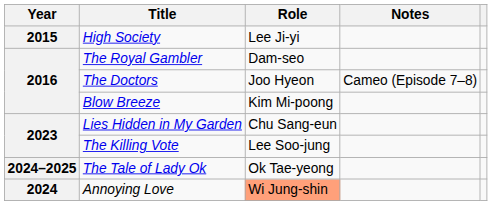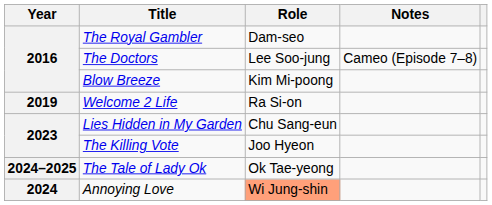- row: (121, 37)
(281, 80) Joo Hyeon -> (289, 59) Lee Soo-jung
+ row: (130, 102)
(289, 146) Lee Soo-jung -> (281, 146) Joo Hyeon
